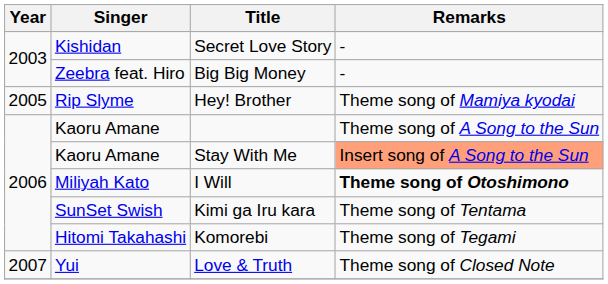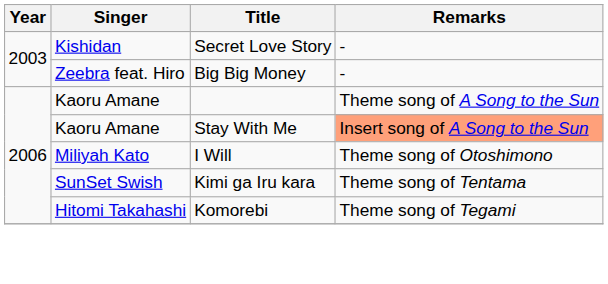- row: (94, 100)
(454, 182) bold -> (446, 155) normal
- row: (67, 264)
